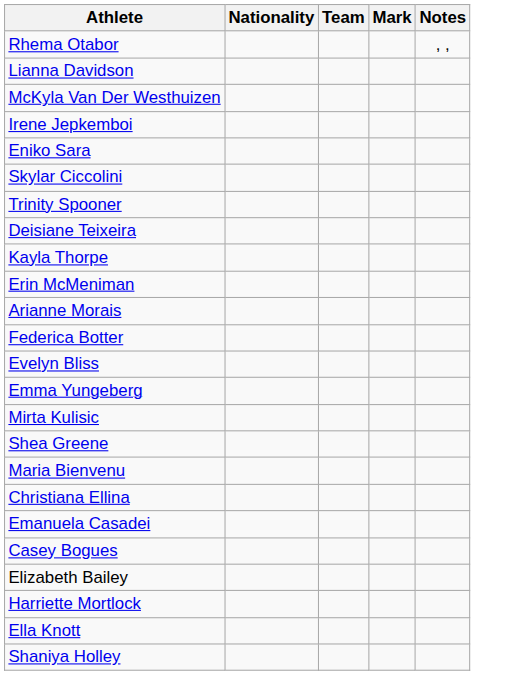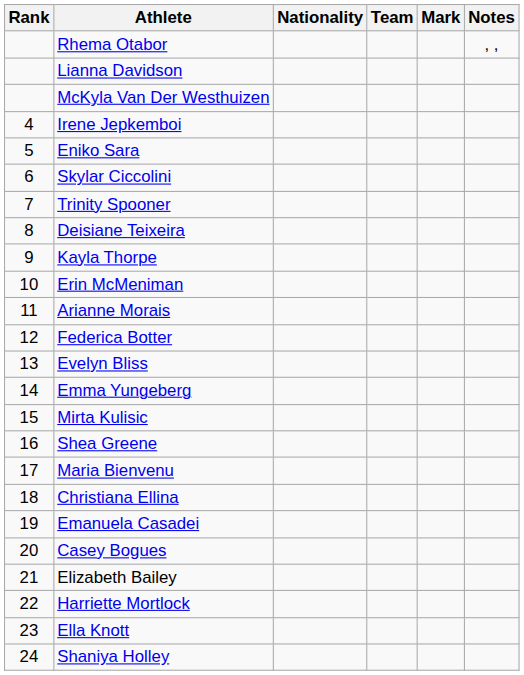+ column: (29, 17)
